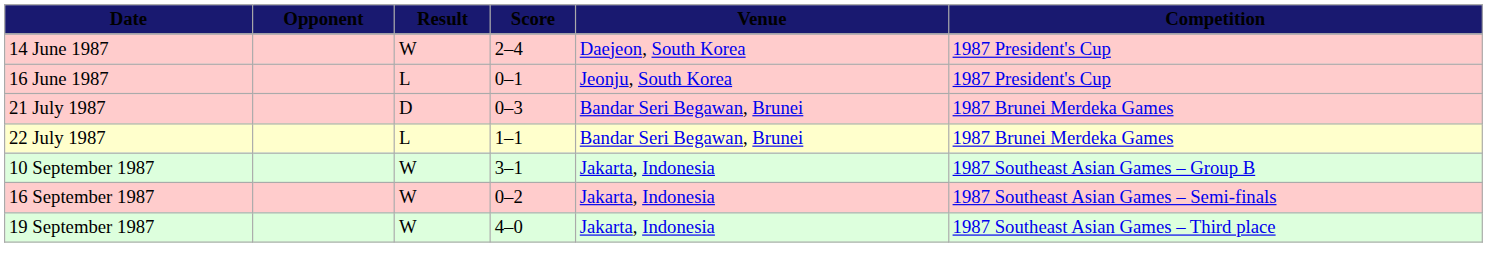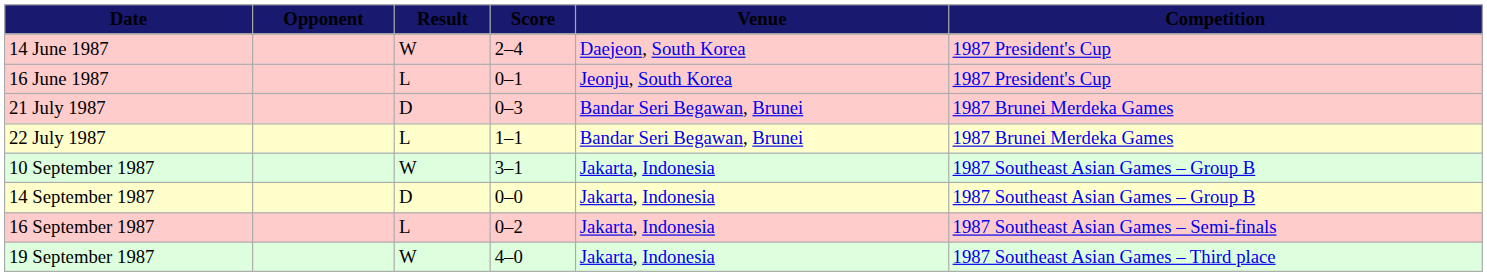+ row: (82, 197)
(408, 197) W -> (405, 227) L
